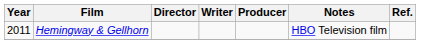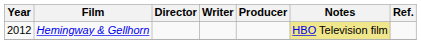(19, 30) 2011 -> (19, 30) 2012
(339, 30) no background -> (340, 30) khaki background
